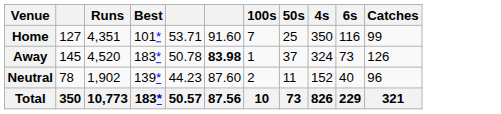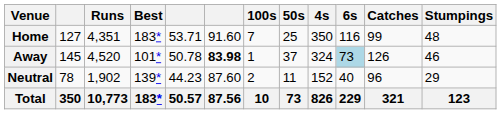+ column: (459, 15)
(148, 36) 101* -> (148, 36) 183*
(148, 57) 183* -> (148, 57) 101*
(346, 57) no background -> (346, 57) lightblue background
